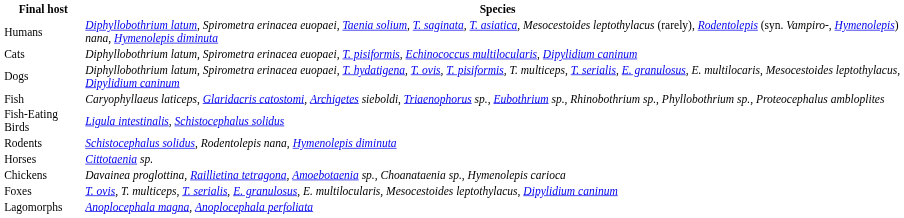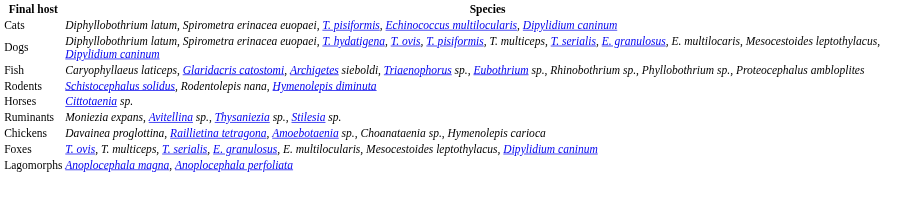- row: (23, 32)
- row: (31, 121)
+ row: (29, 117)
